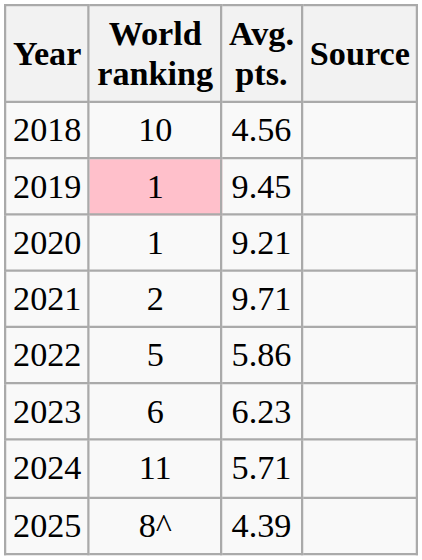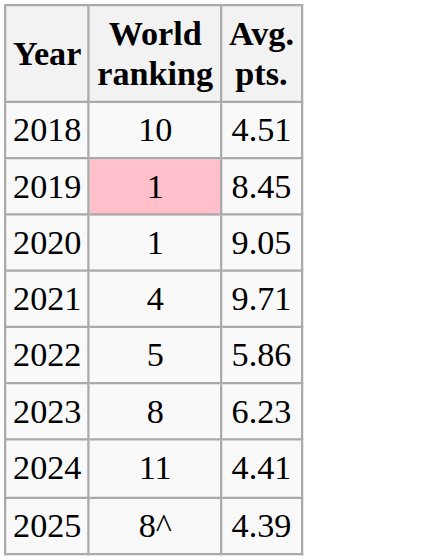- column: (360, 53)
(262, 129) 4.56 -> (262, 129) 4.51
(262, 186) 9.45 -> (262, 186) 8.45
(262, 242) 9.21 -> (262, 242) 9.05
(155, 298) 2 -> (155, 298) 4
(155, 411) 6 -> (155, 411) 8
(262, 468) 5.71 -> (262, 468) 4.41
